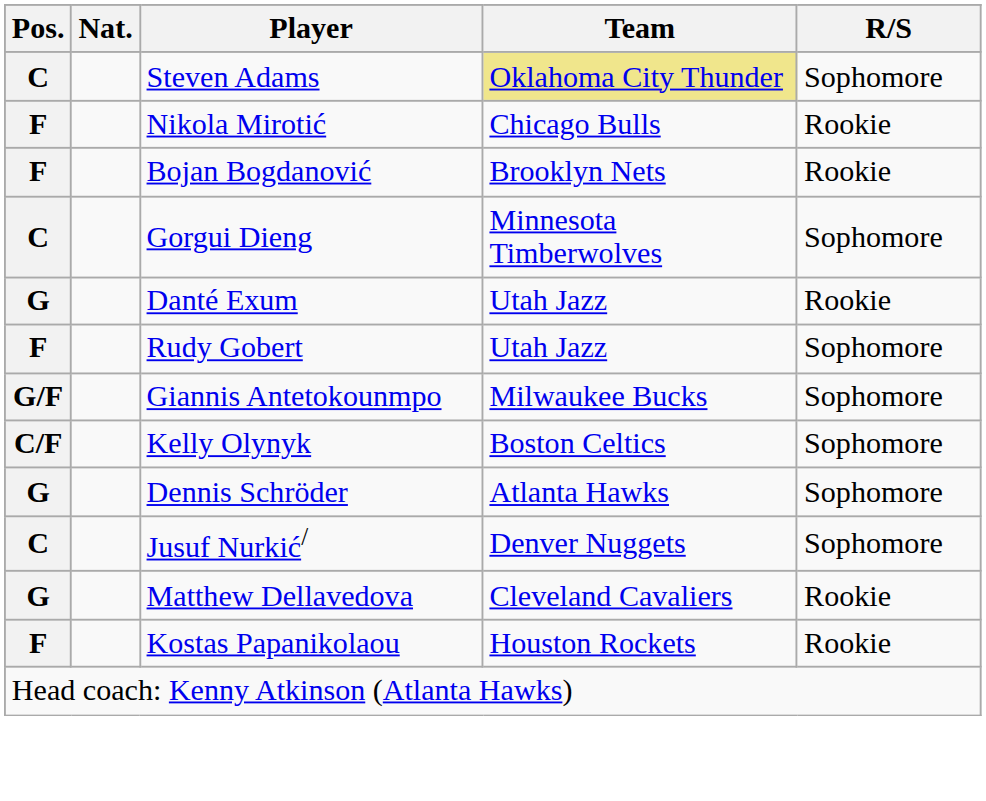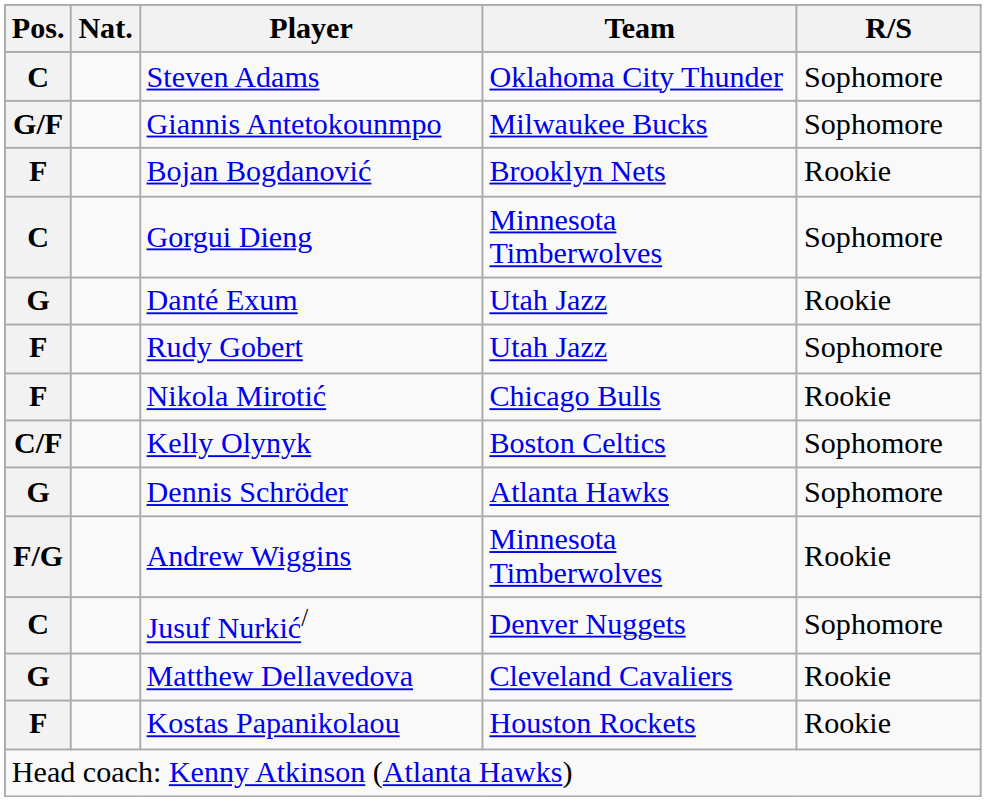(636, 76) khaki background -> (636, 76) no background
rows swapped: (294, 396) <-> (236, 123)
+ row: (249, 556)
